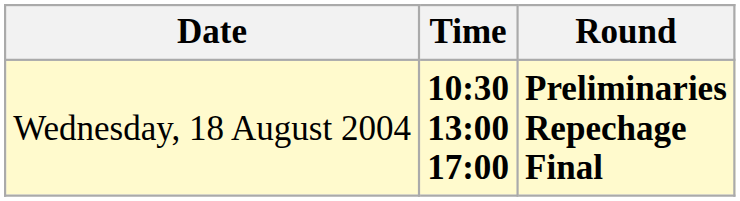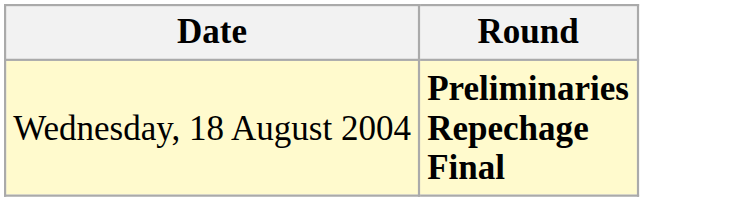- column: (468, 32)
